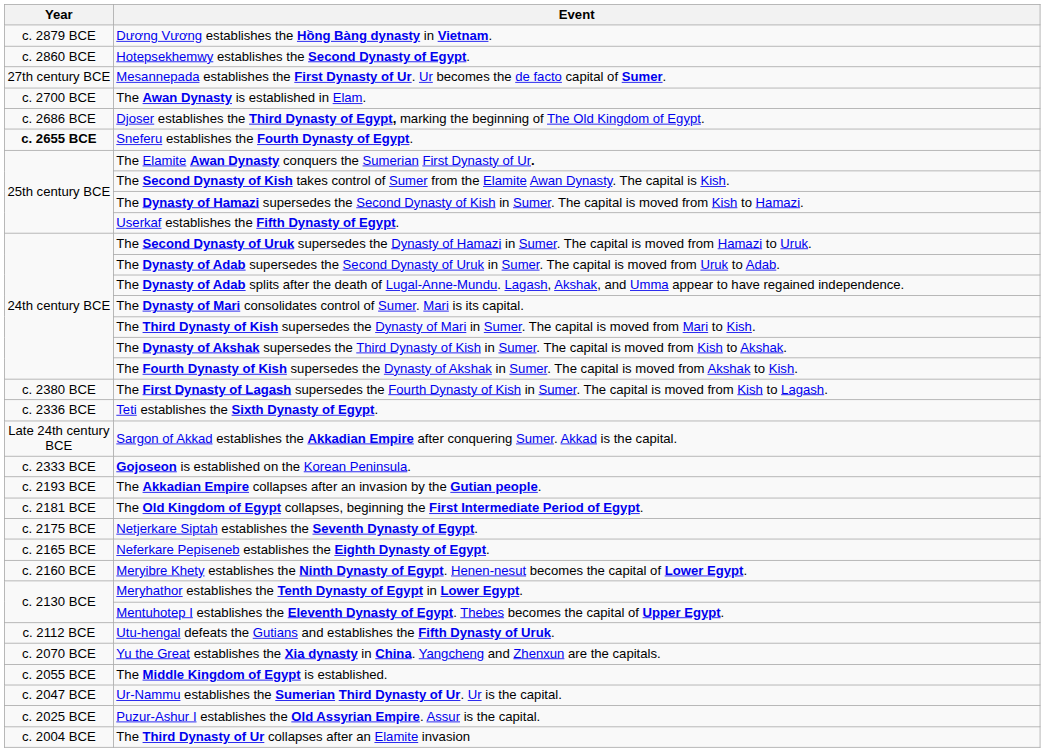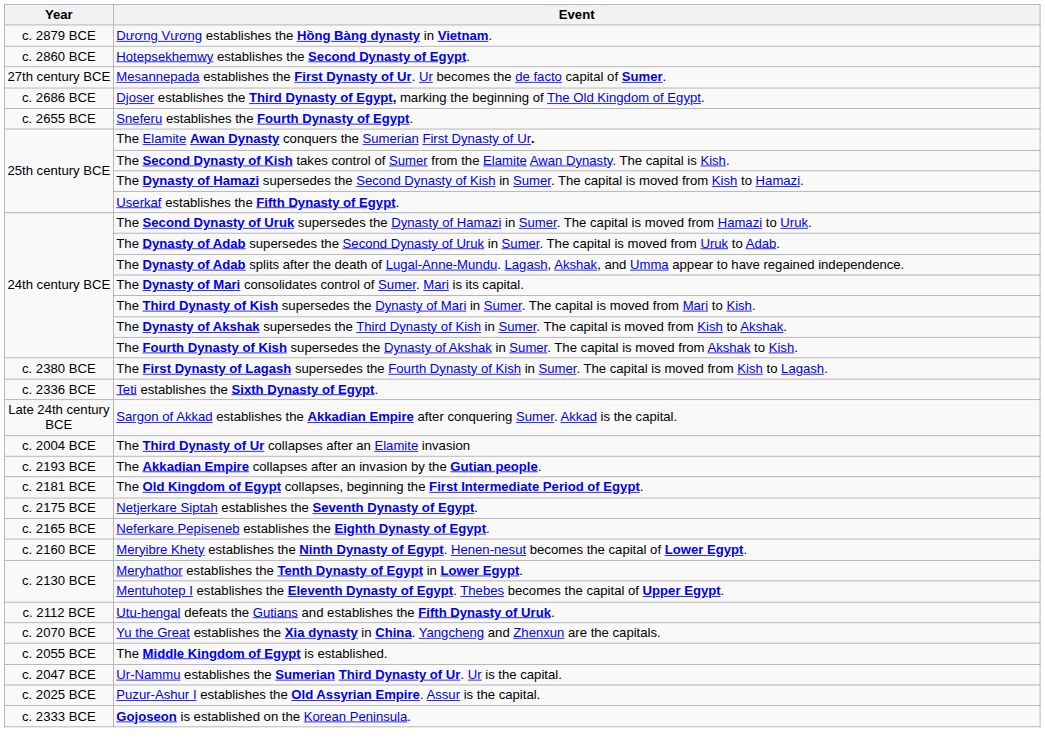- row: (241, 98)
(59, 139) bold -> (59, 118) normal
rows swapped: (264, 466) <-> (293, 737)
